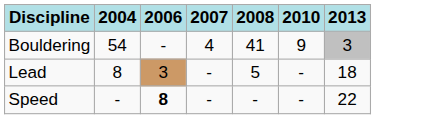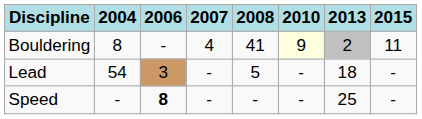+ column: (393, 18)
(117, 45) 54 -> (117, 45) 8
(301, 45) no background -> (301, 45) lightyellow background
(347, 45) 3 -> (347, 45) 2
(117, 72) 8 -> (117, 72) 54
(347, 99) 22 -> (347, 99) 25
